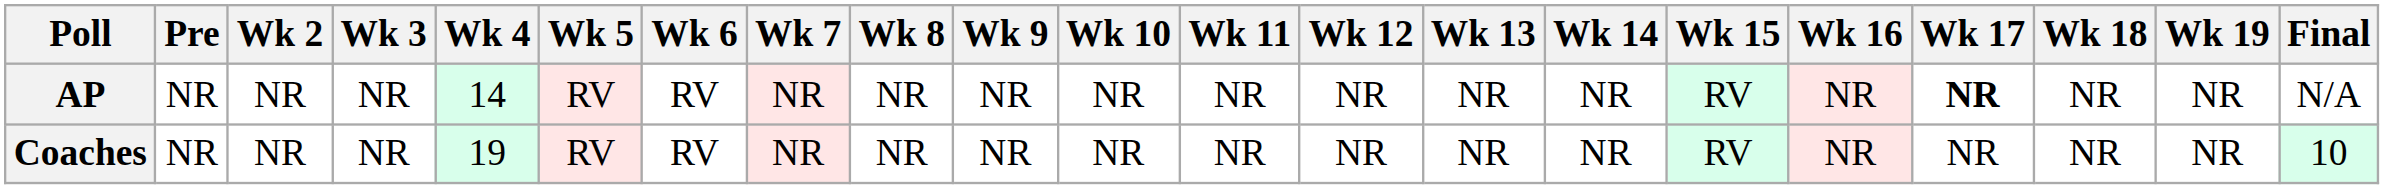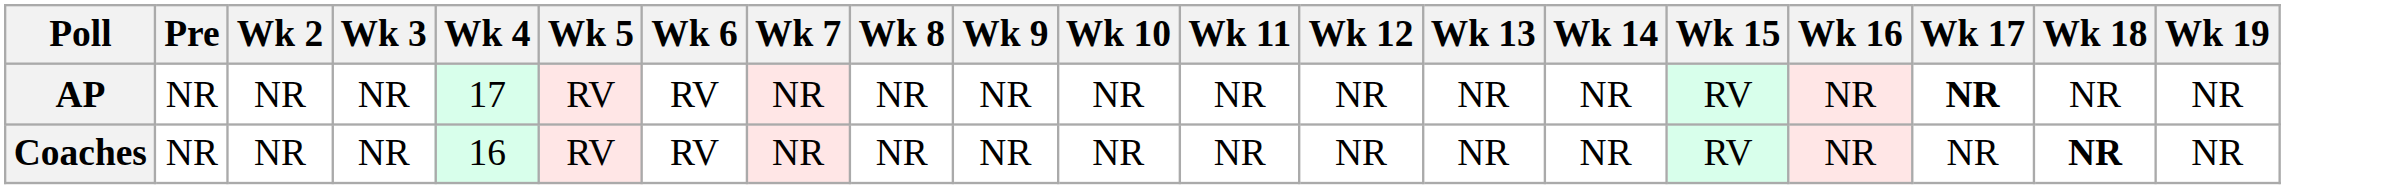- column: (2329, 34)
(487, 93) 14 -> (487, 93) 17
(487, 152) 19 -> (487, 152) 16
(2095, 152) normal -> (2095, 152) bold
